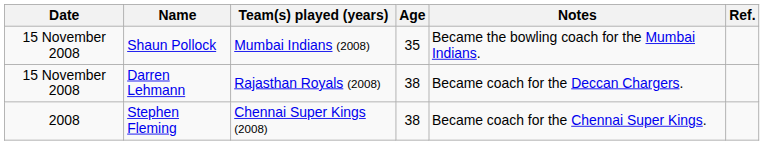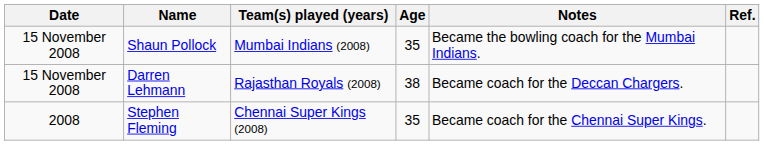(412, 120) 38 -> (412, 120) 35
